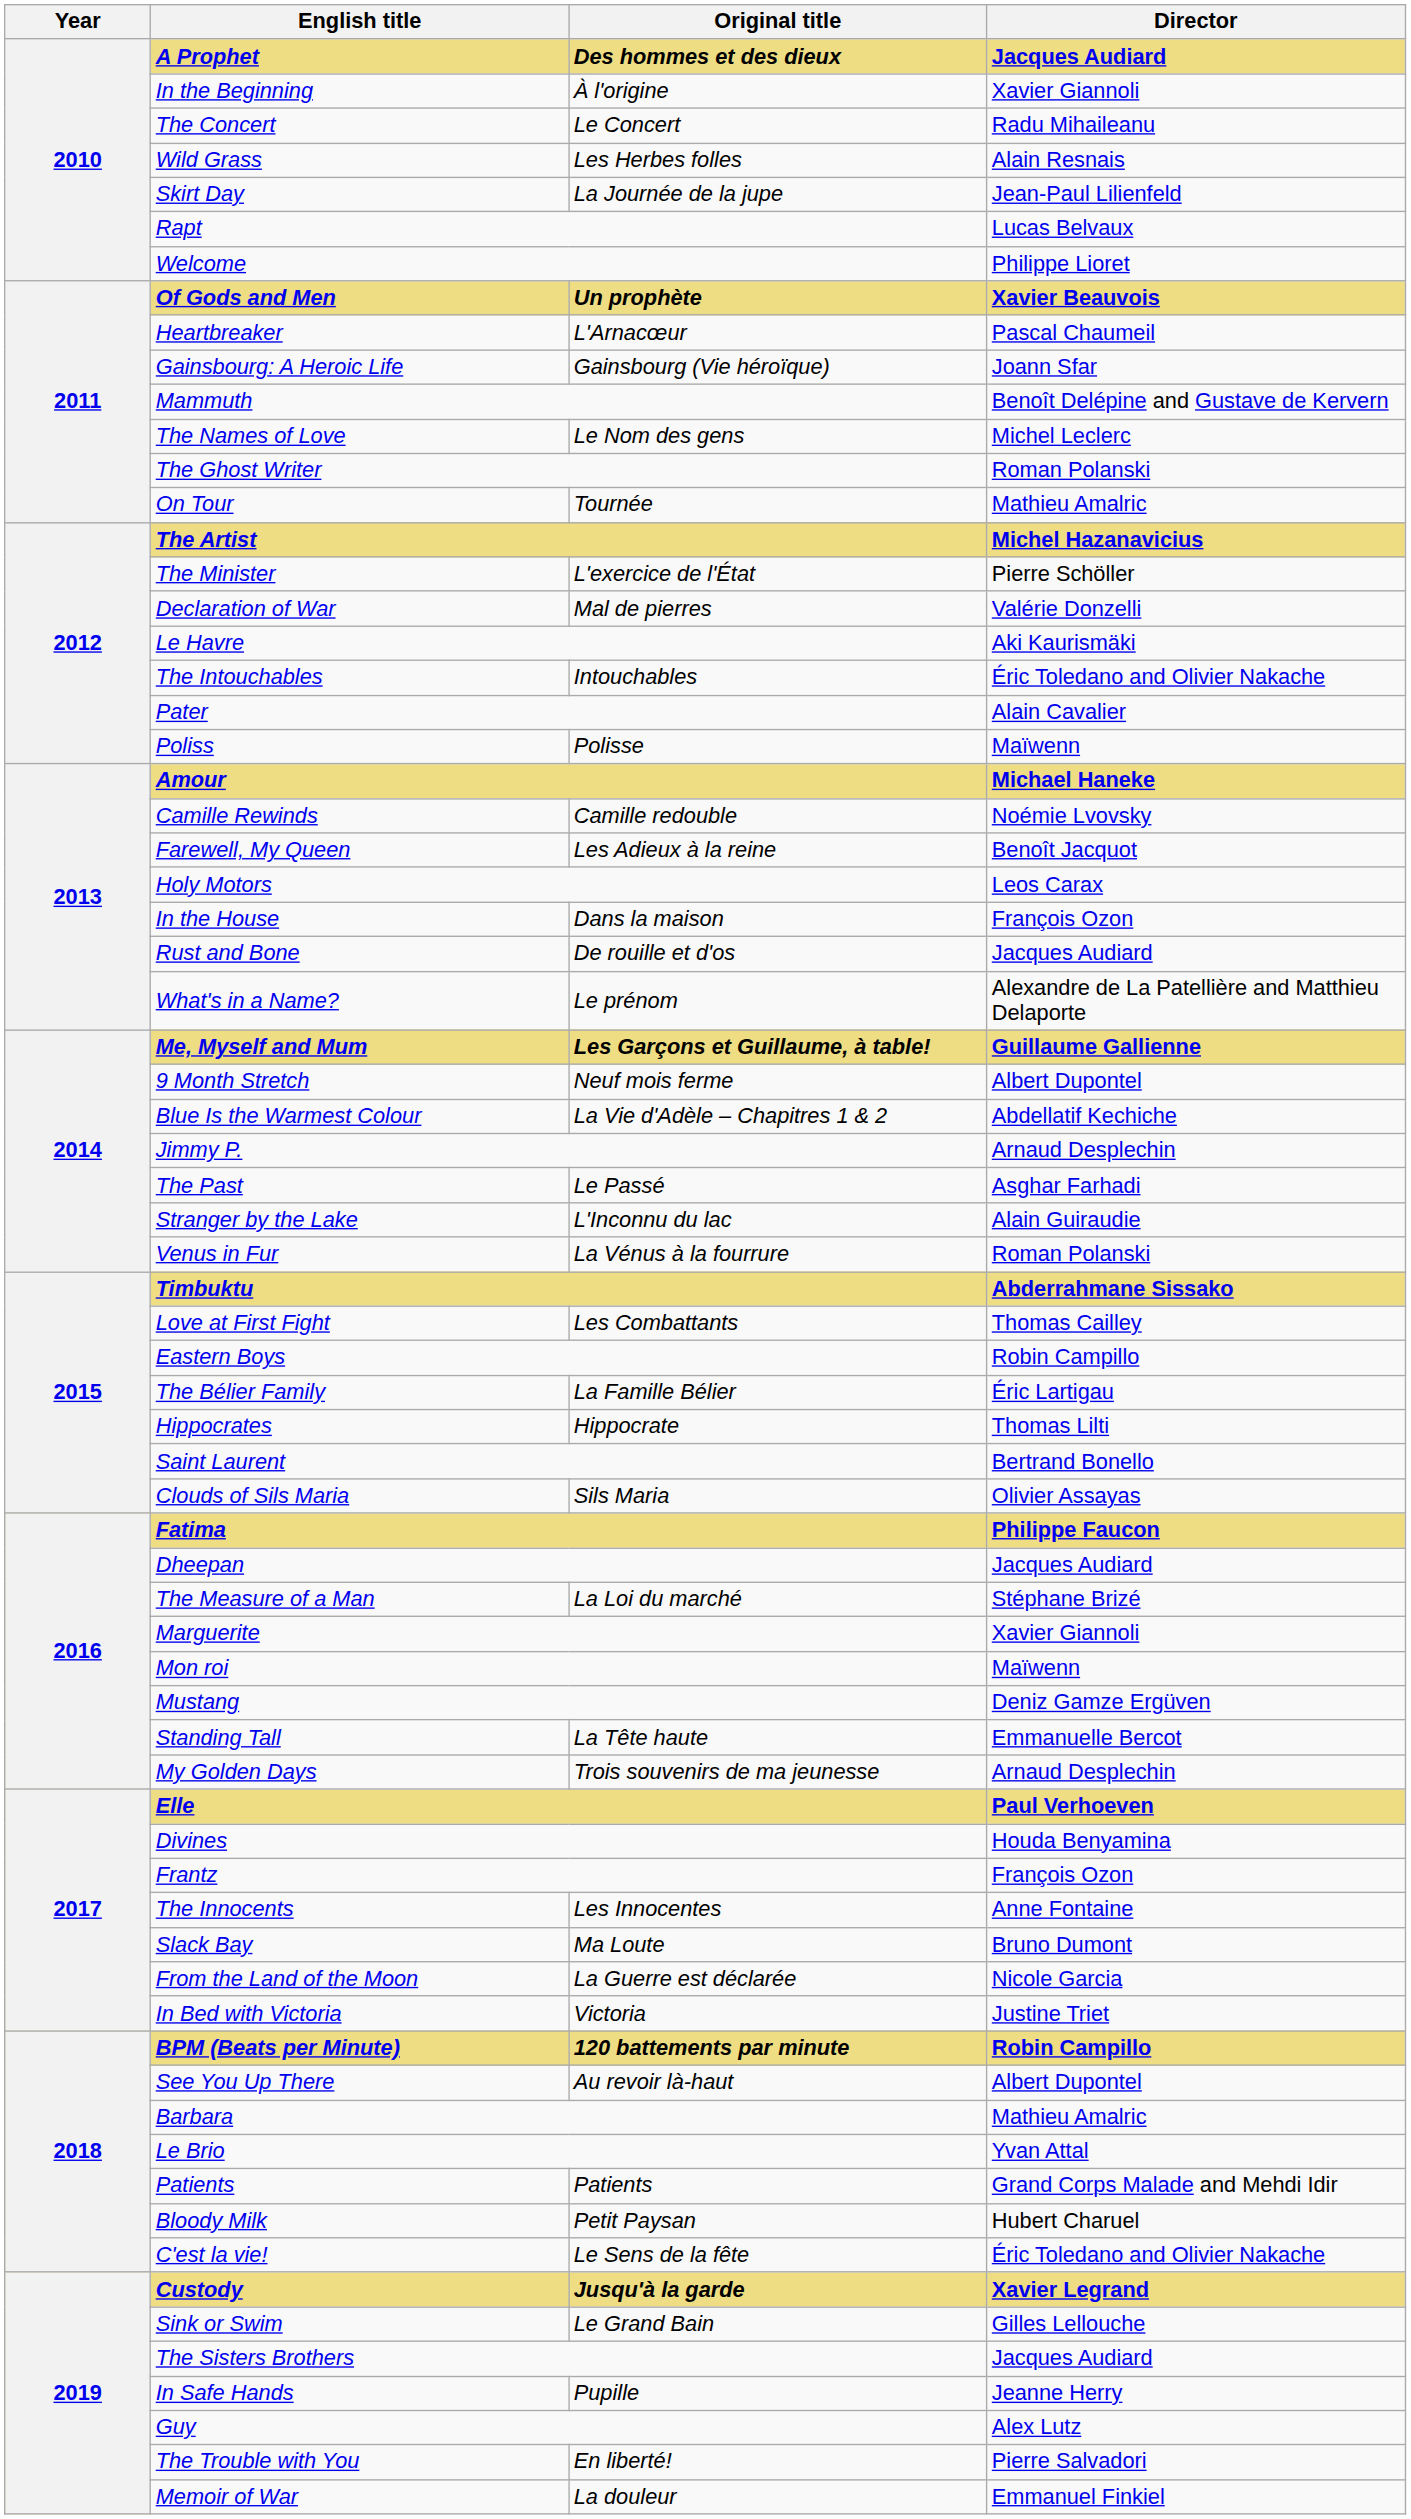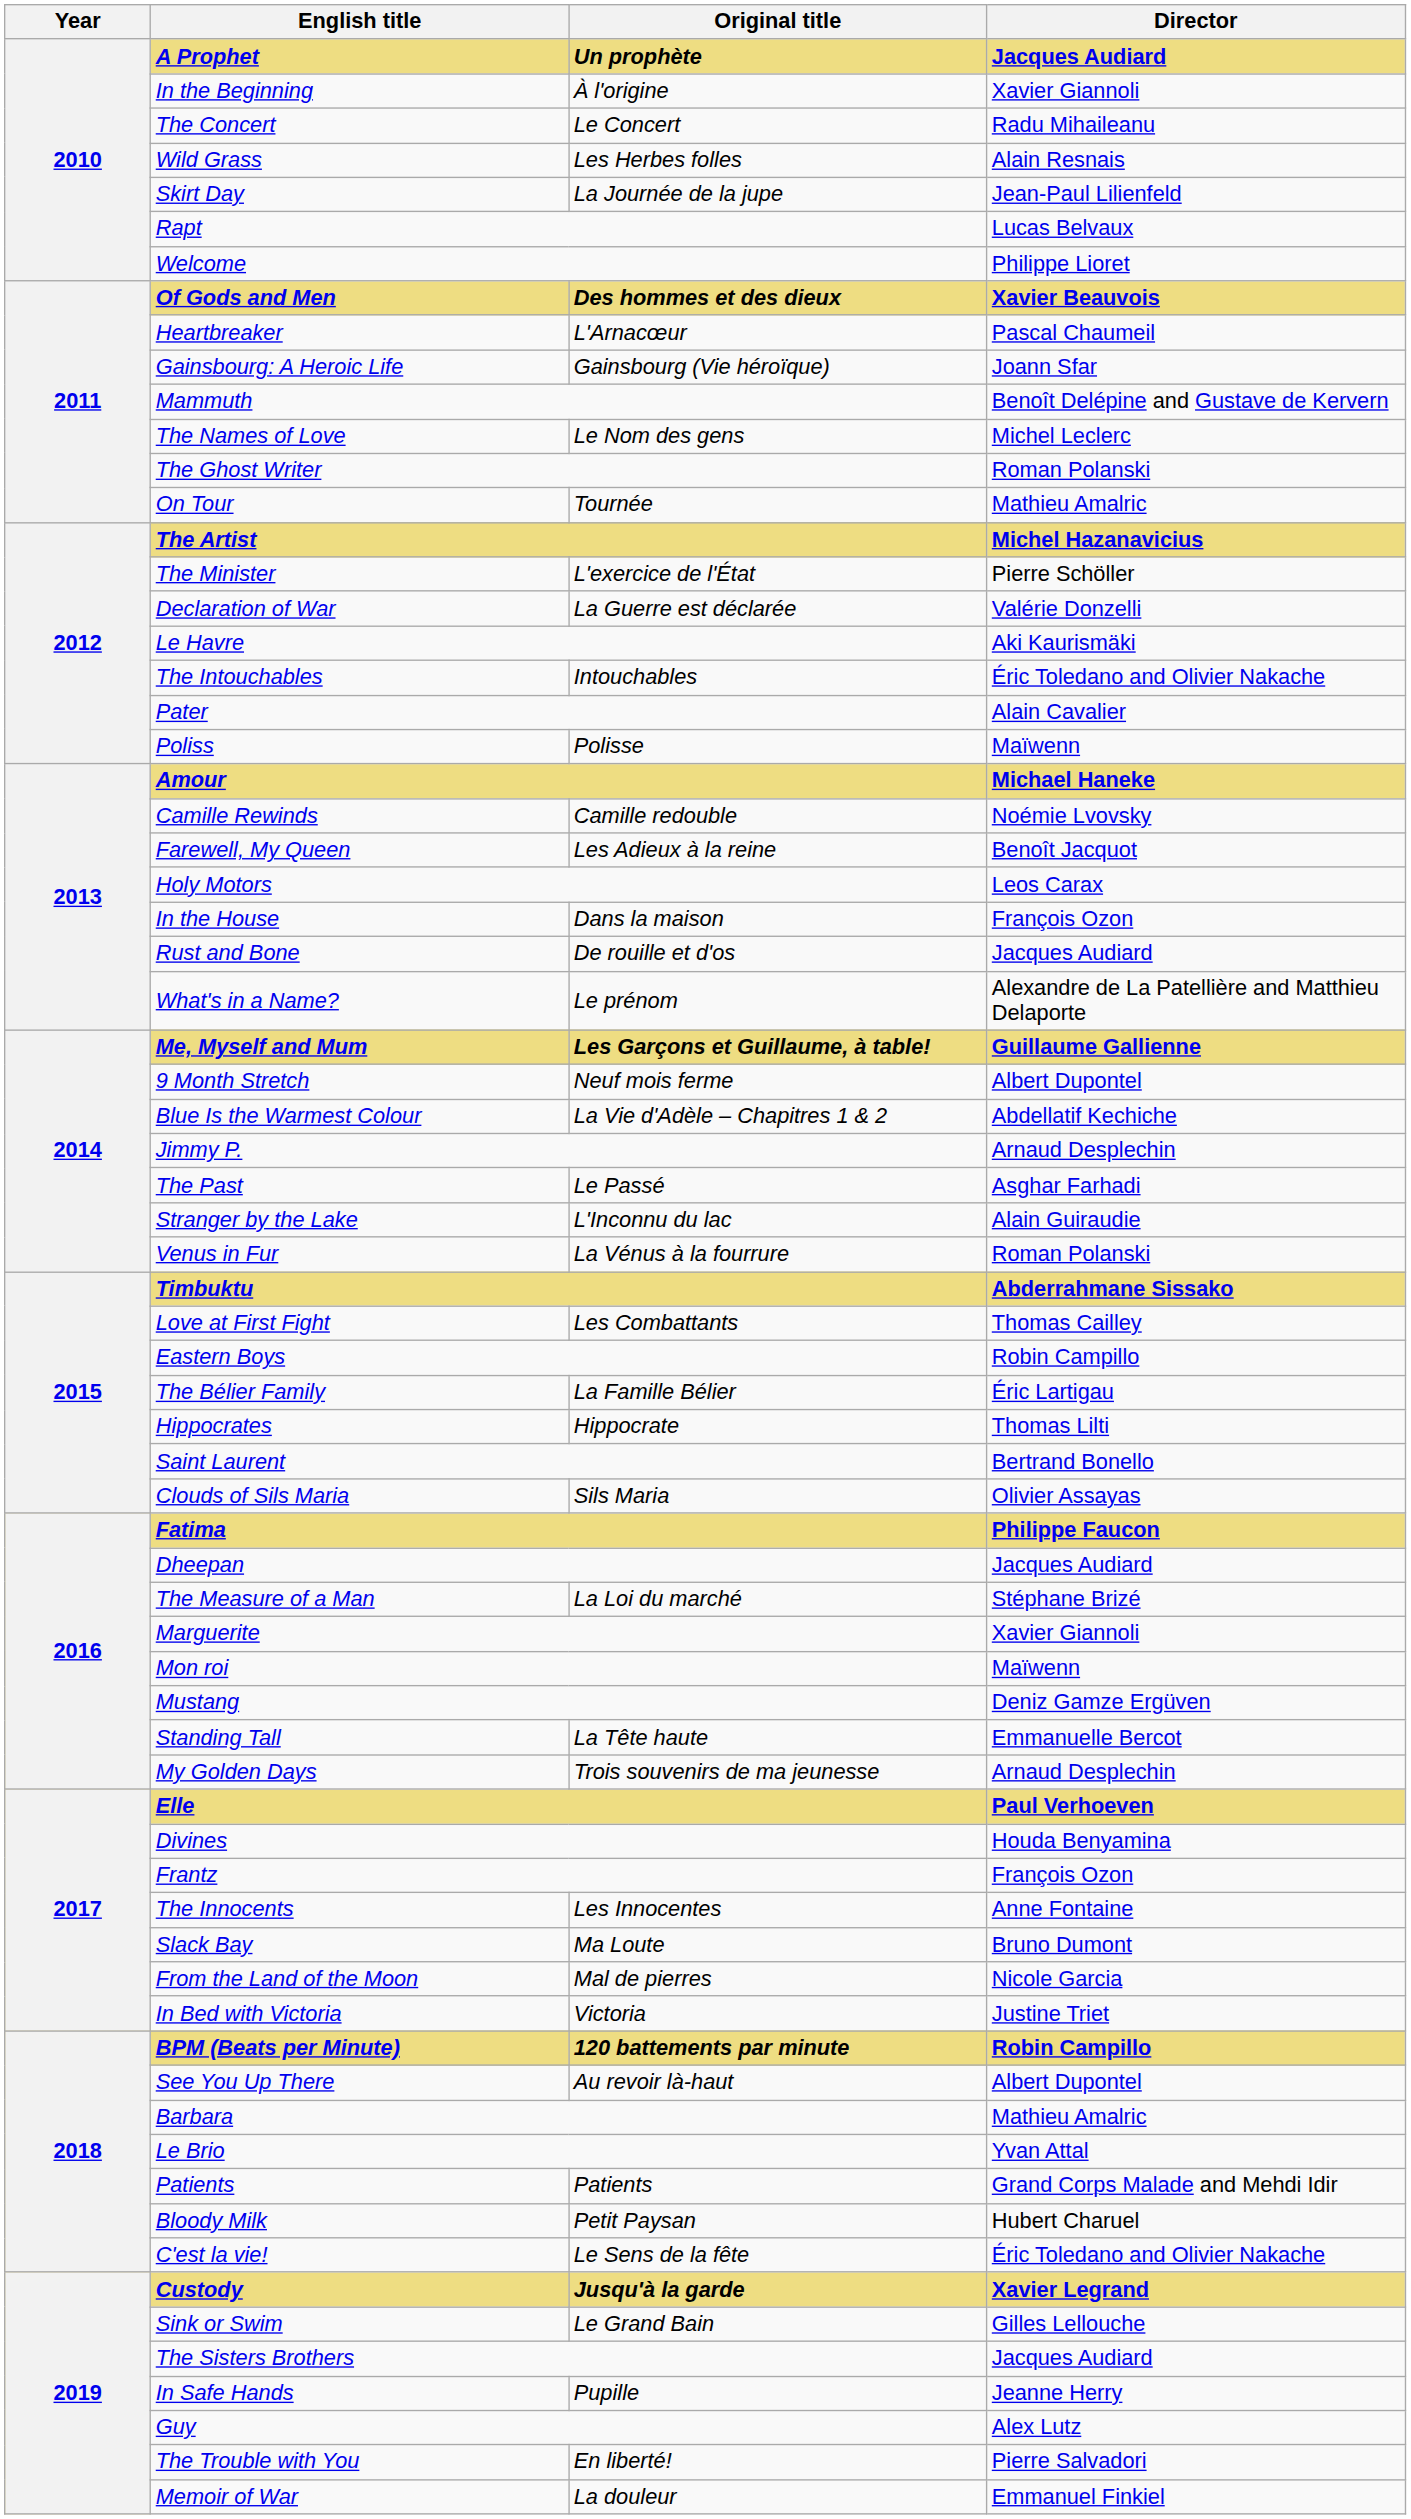(707, 56) Des hommes et des dieux -> (638, 56) Un prophète
(638, 297) Un prophète -> (707, 297) Des hommes et des dieux
(643, 608) Mal de pierres -> (685, 608) La Guerre est déclarée
(685, 1978) La Guerre est déclarée -> (643, 1978) Mal de pierres
